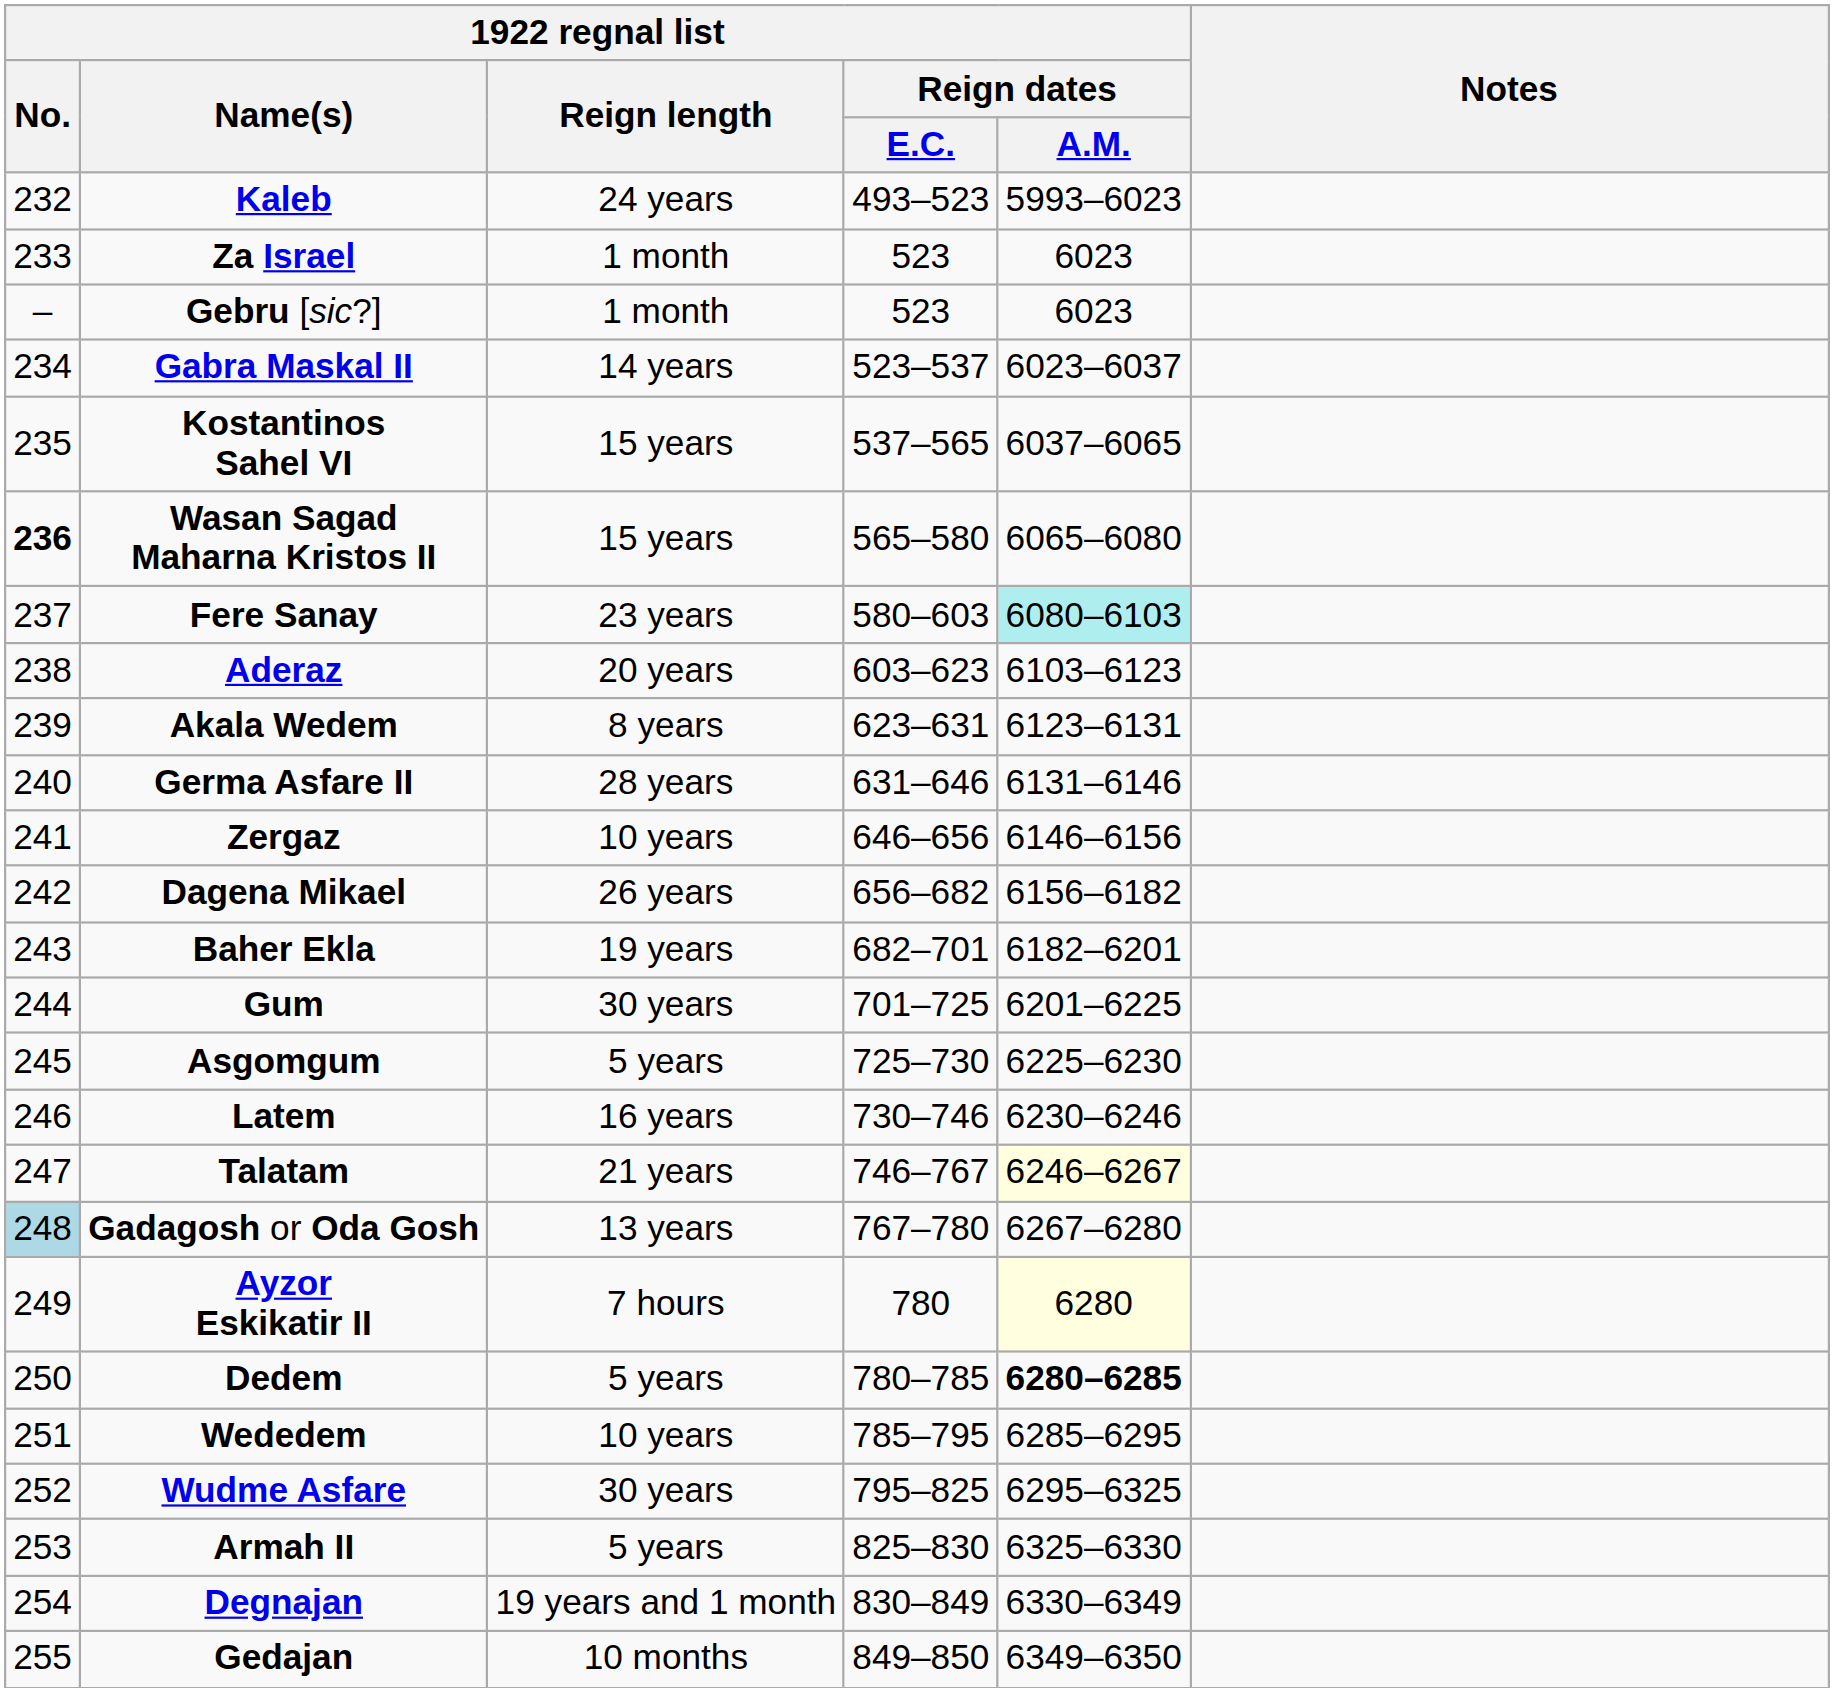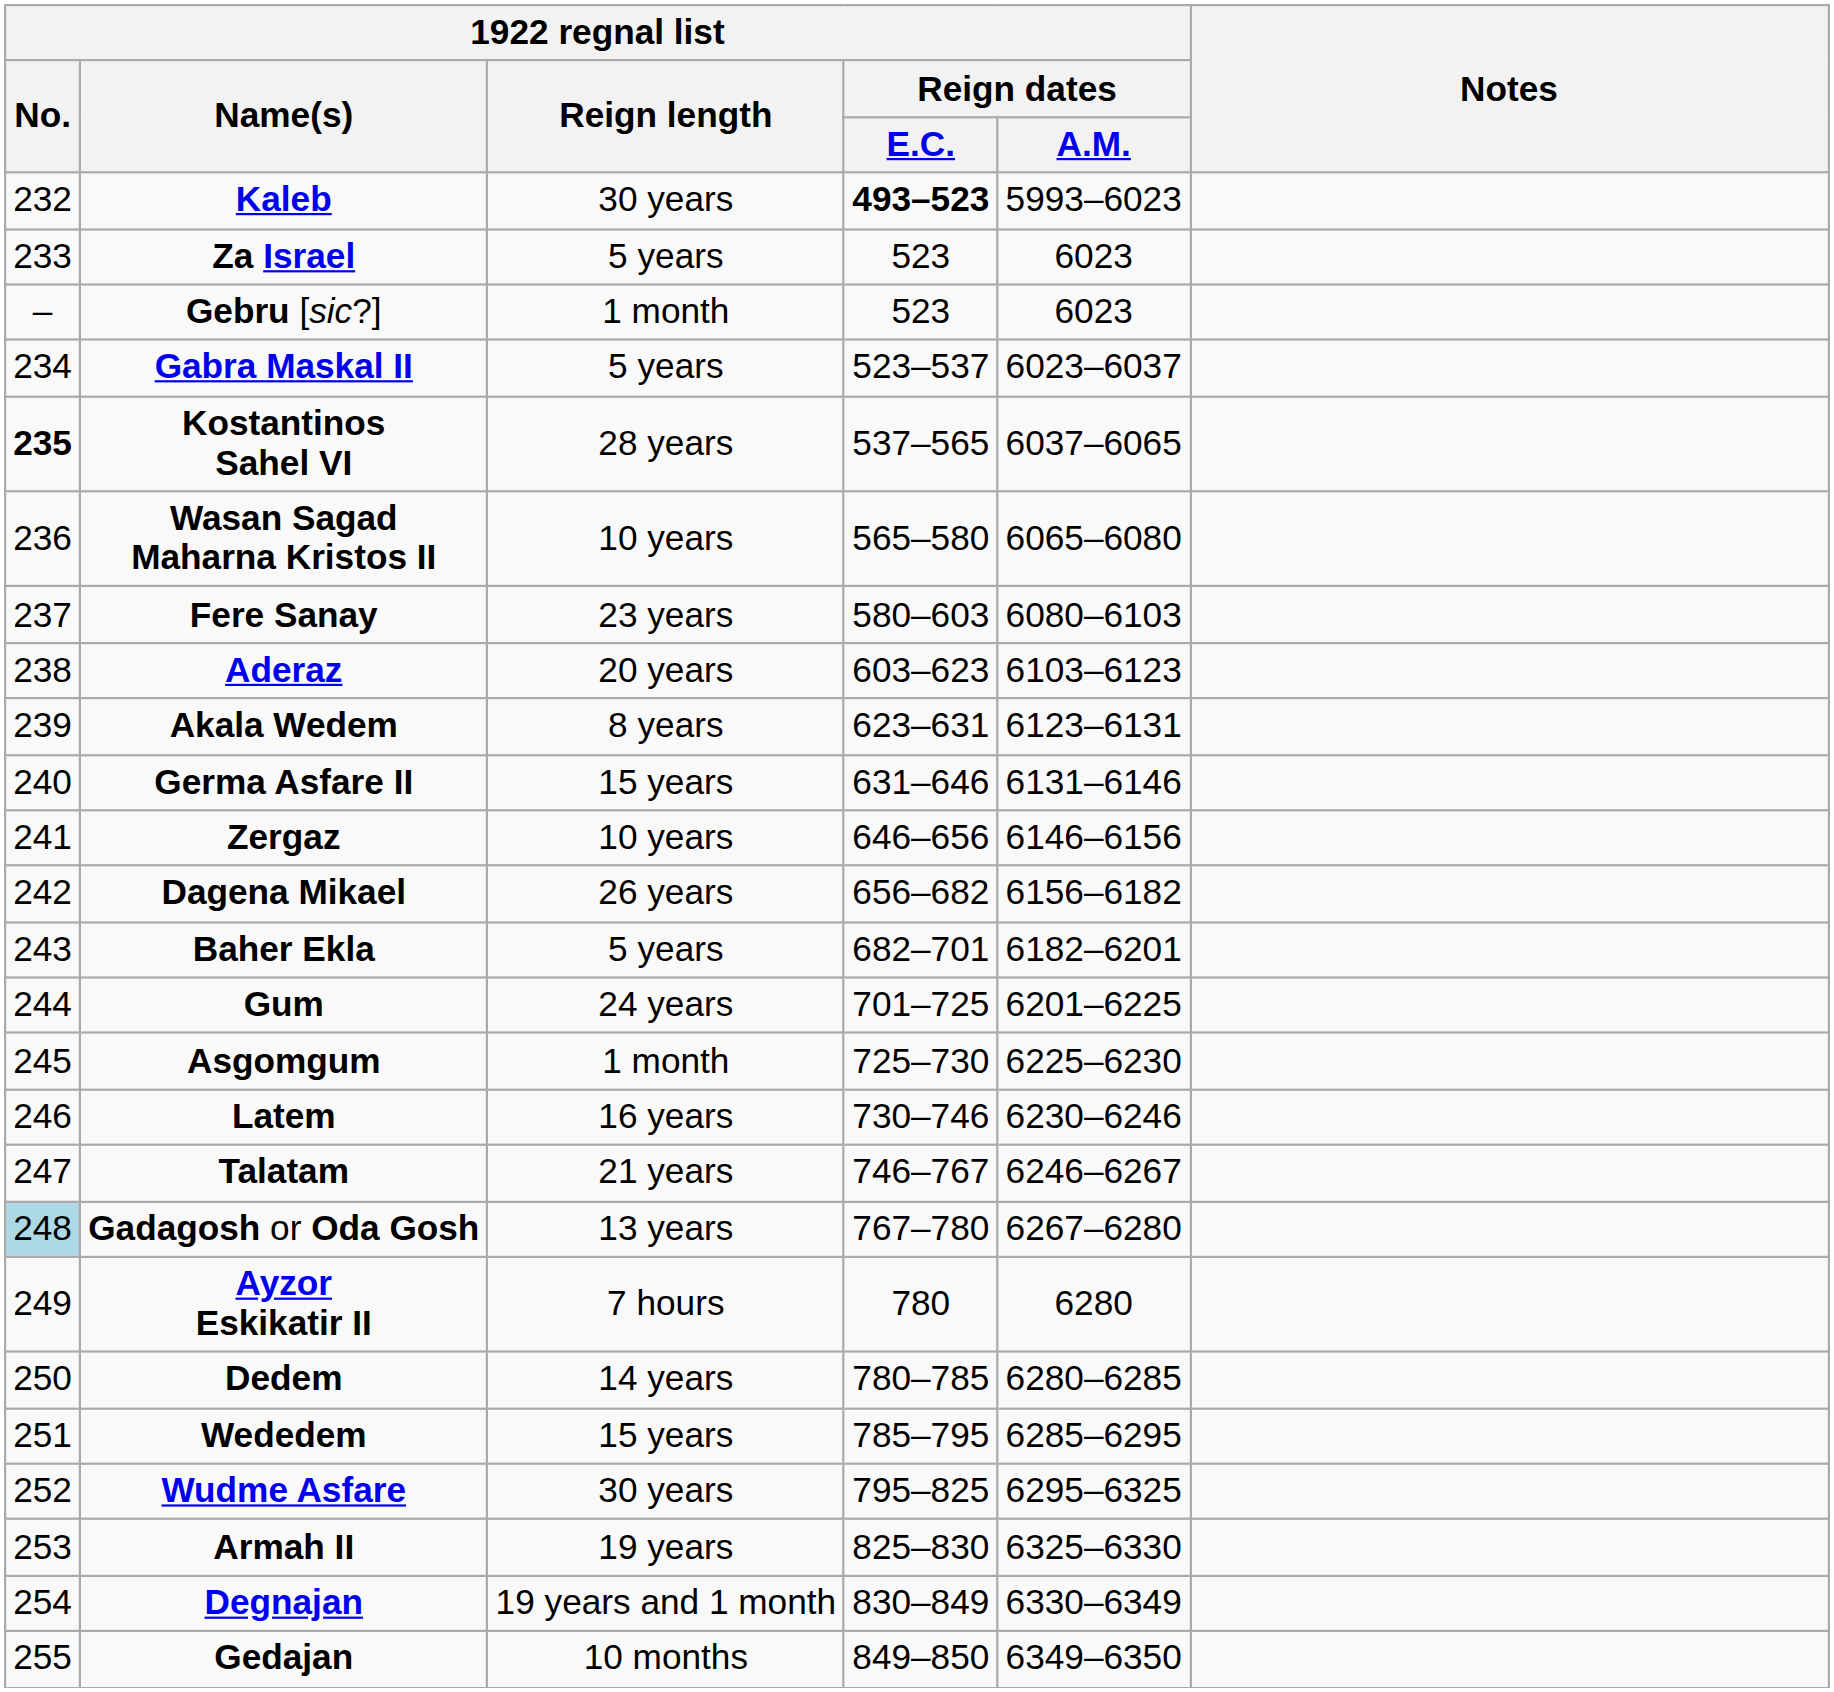(666, 199) 24 years -> (666, 199) 30 years
(921, 199) normal -> (921, 199) bold
(666, 255) 1 month -> (666, 255) 5 years
(666, 367) 14 years -> (666, 367) 5 years
(43, 442) normal -> (43, 442) bold
(666, 442) 15 years -> (666, 442) 28 years
(43, 538) bold -> (43, 538) normal
(666, 538) 15 years -> (666, 538) 10 years
(1094, 614) paleturquoise background -> (1094, 614) no background
(666, 781) 28 years -> (666, 781) 15 years
(666, 948) 19 years -> (666, 948) 5 years
(666, 1004) 30 years -> (666, 1004) 24 years
(666, 1060) 5 years -> (666, 1060) 1 month
(1094, 1172) lightyellow background -> (1094, 1172) no background
(1094, 1303) lightyellow background -> (1094, 1303) no background
(666, 1379) 5 years -> (666, 1379) 14 years
(1094, 1379) bold -> (1094, 1379) normal
(666, 1435) 10 years -> (666, 1435) 15 years
(666, 1546) 5 years -> (666, 1546) 19 years
